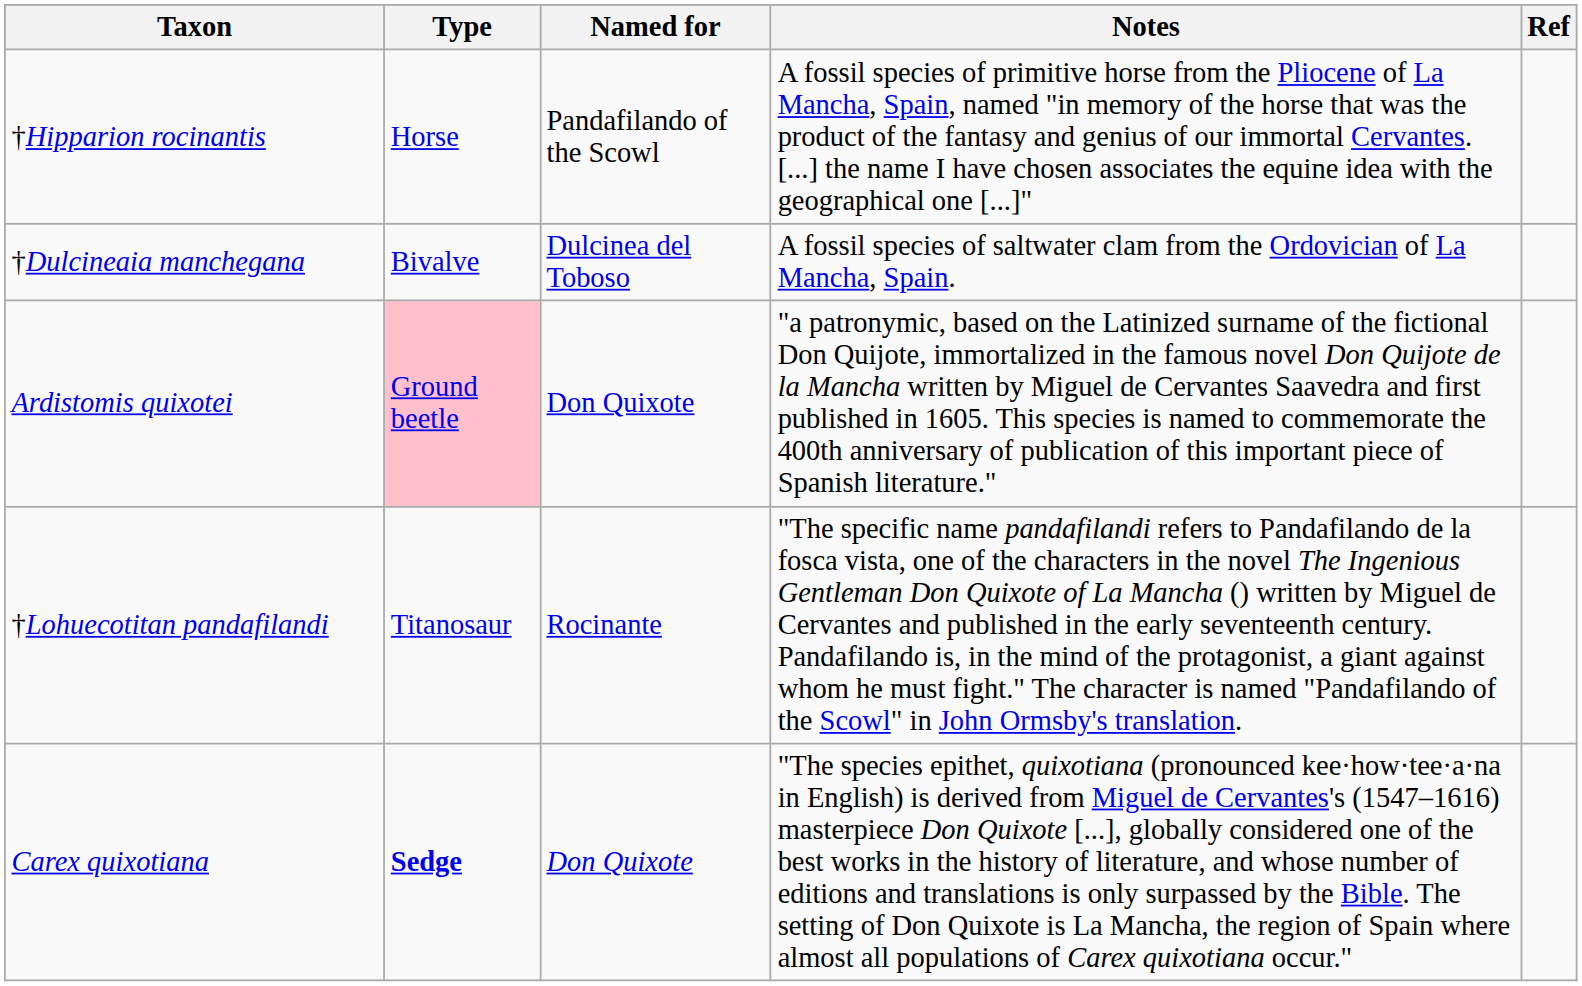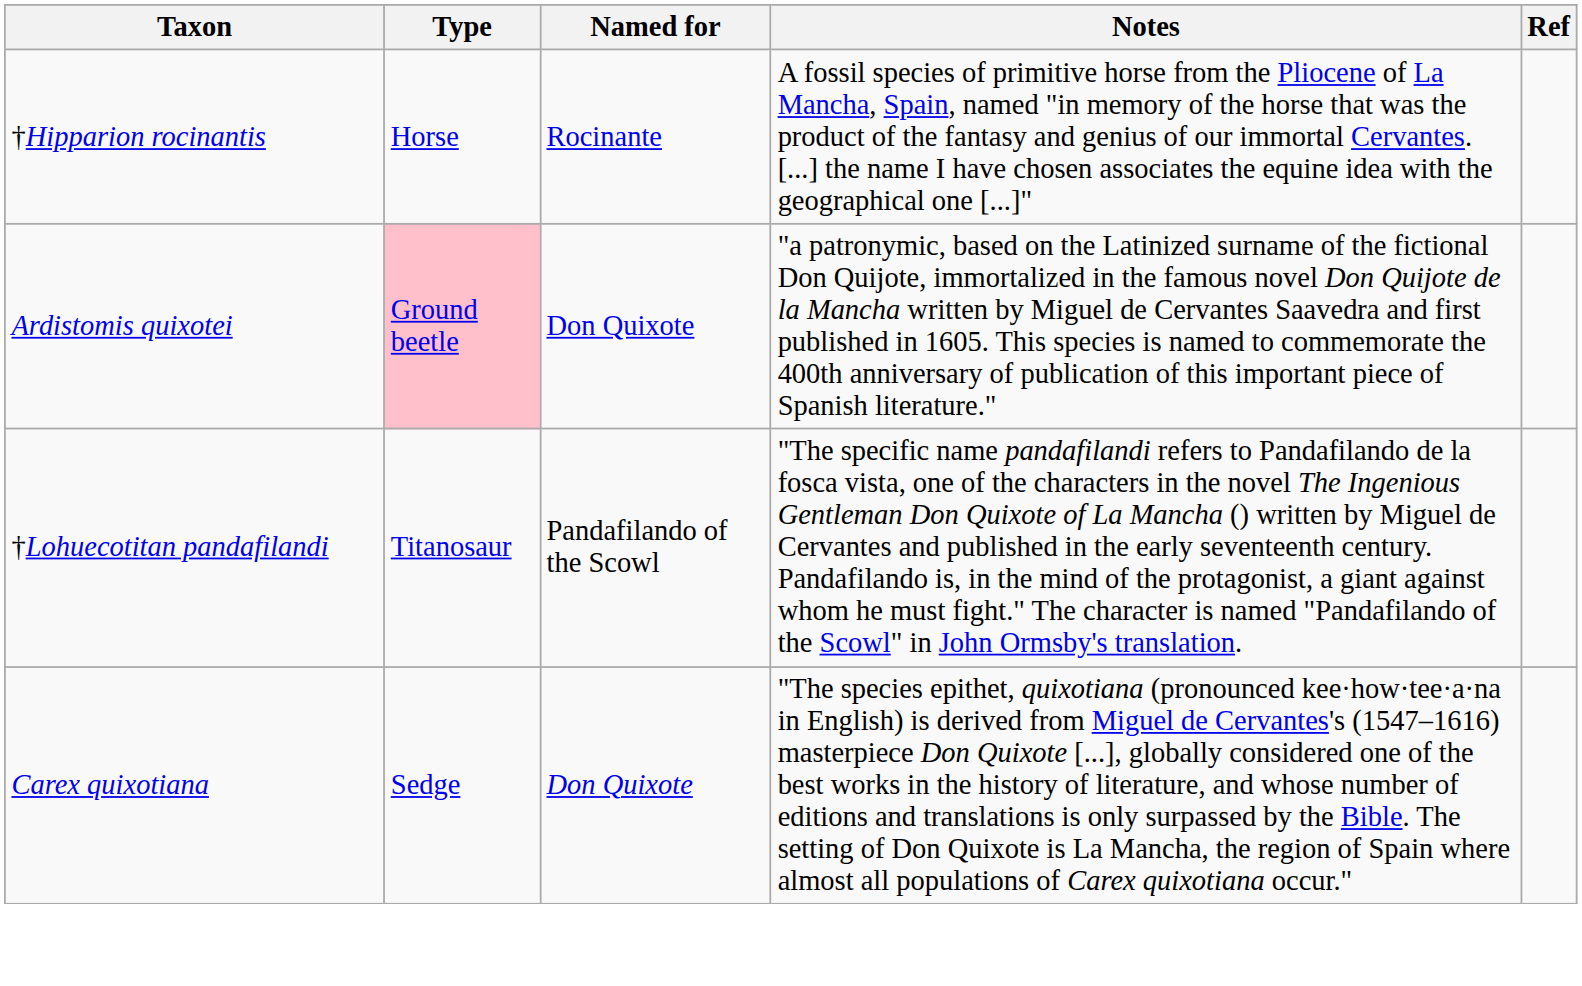(637, 136) Pandafilando of the Scowl -> (604, 136) Rocinante
- row: (158, 261)
(604, 624) Rocinante -> (637, 547) Pandafilando of the Scowl
(426, 861) bold -> (426, 784) normal
